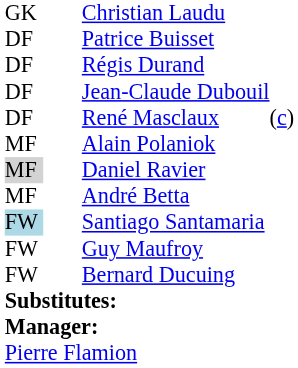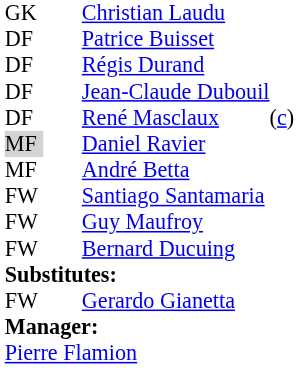- row: (149, 143)
(21, 222) lightblue background -> (21, 196) no background
+ row: (158, 300)
